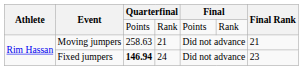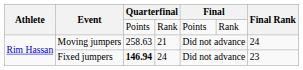(255, 42) 21 -> (255, 42) 24
